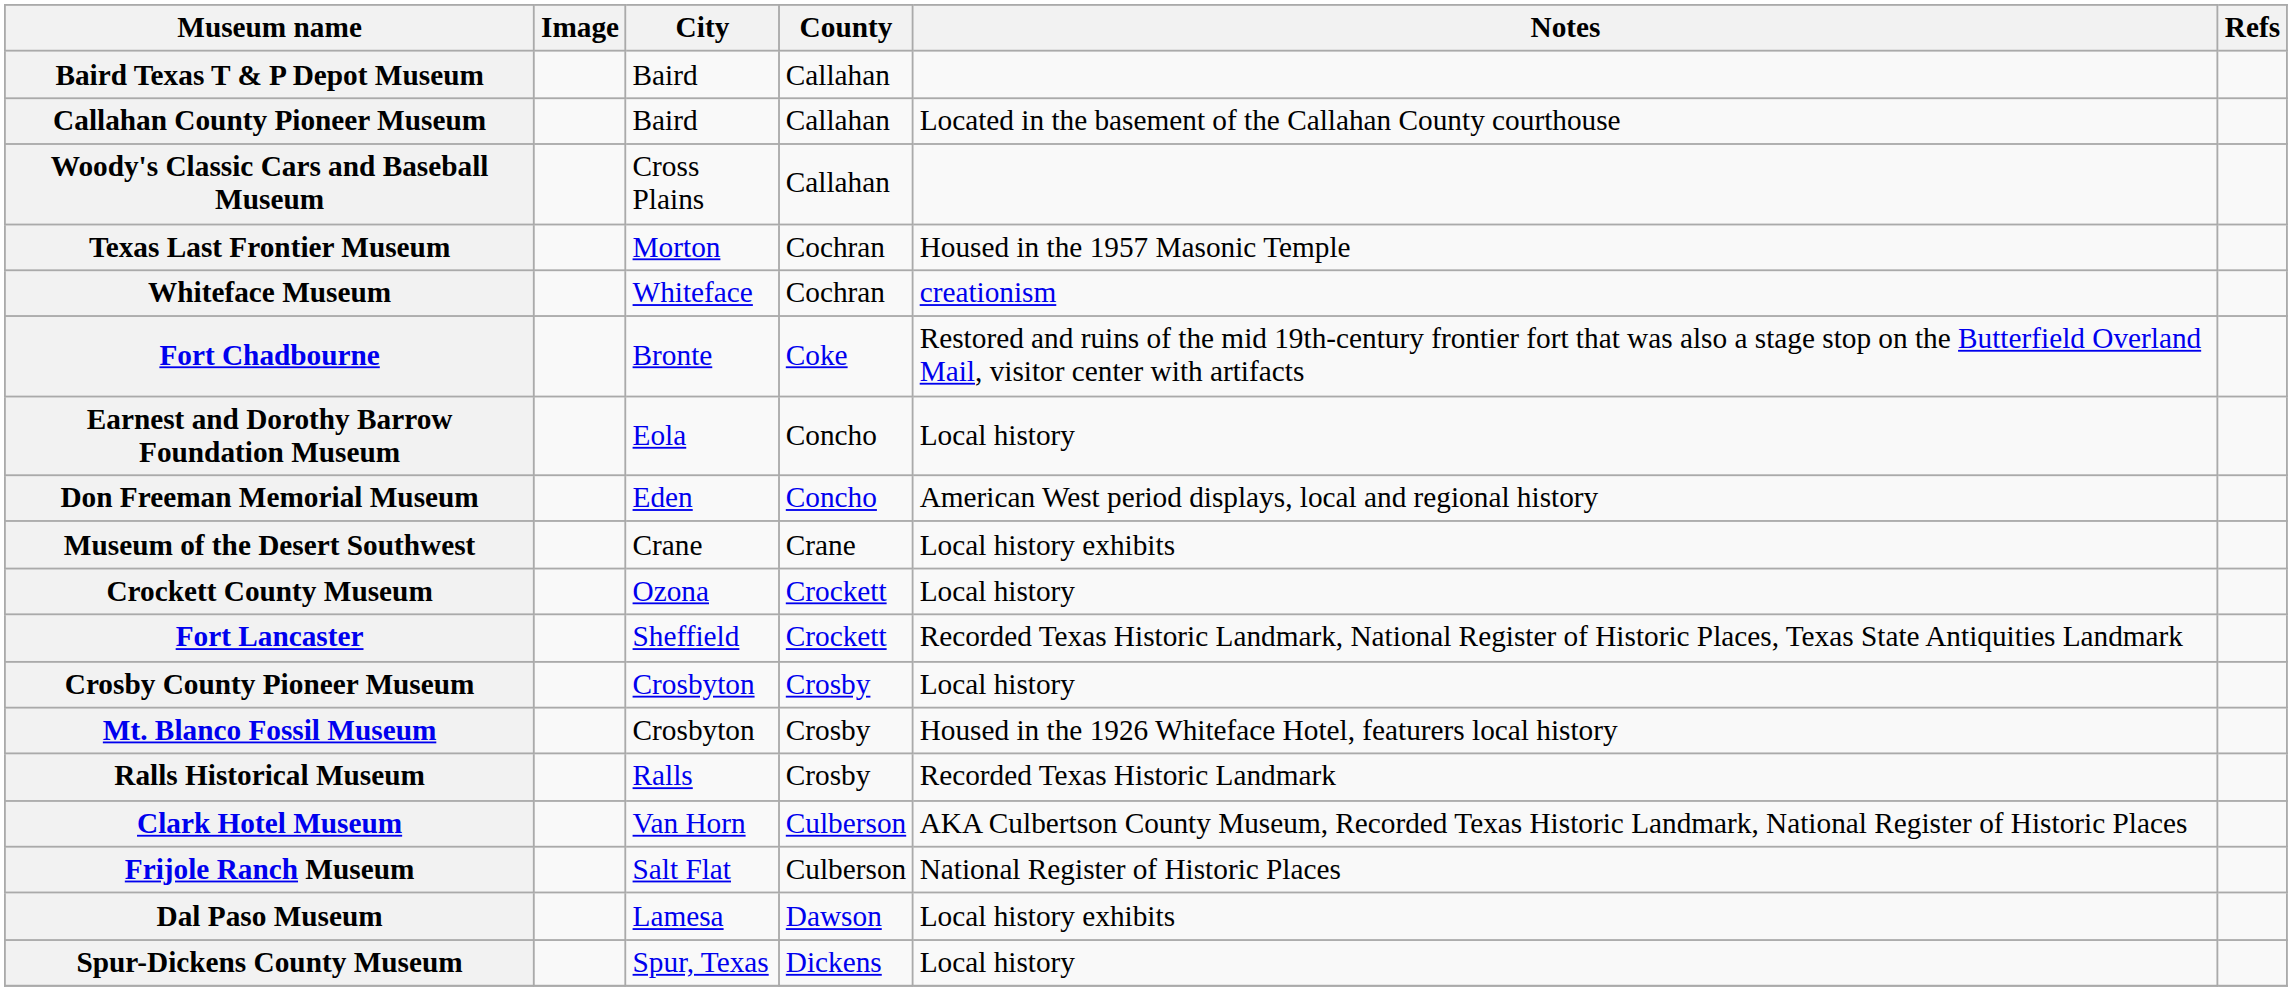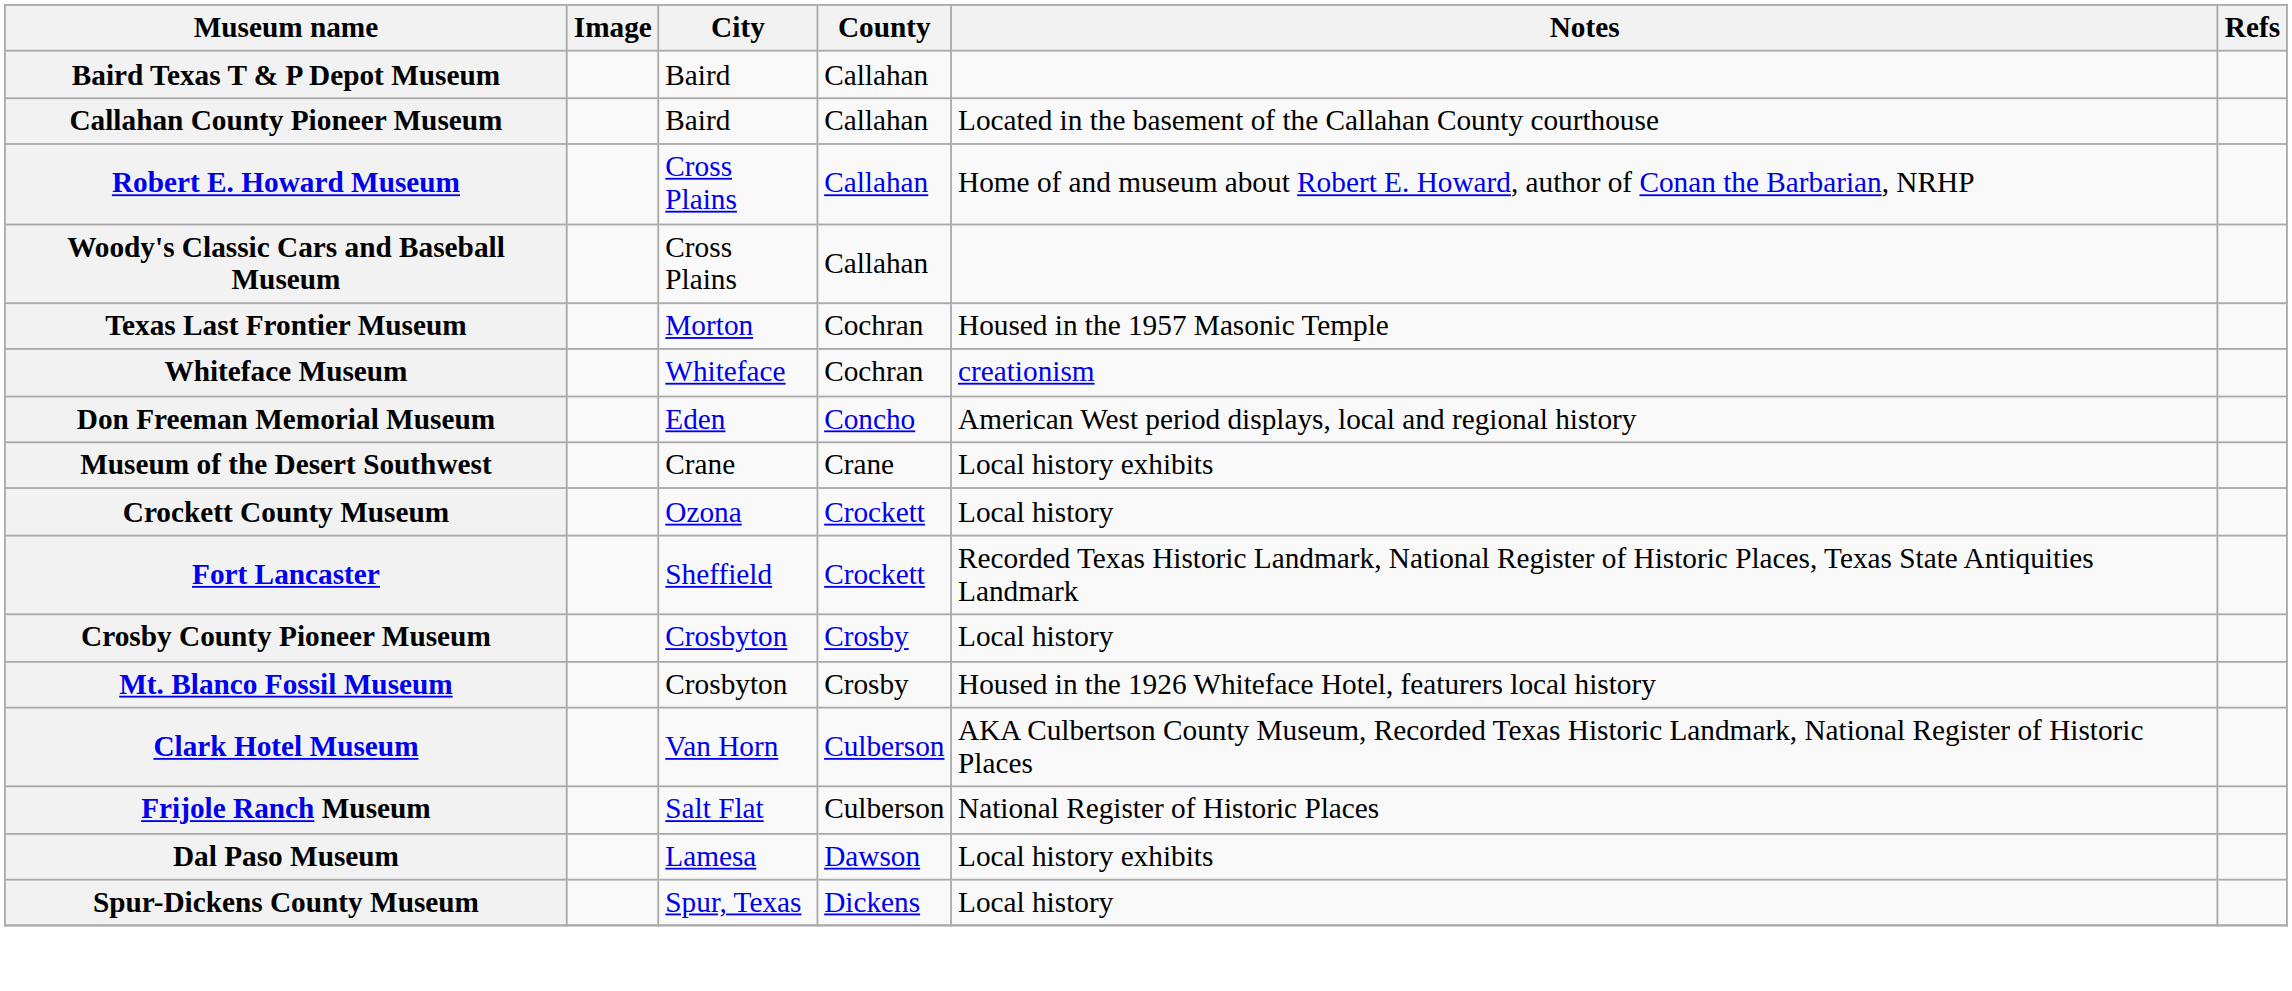+ row: (286, 183)
- row: (270, 355)
- row: (270, 435)
- row: (270, 776)
